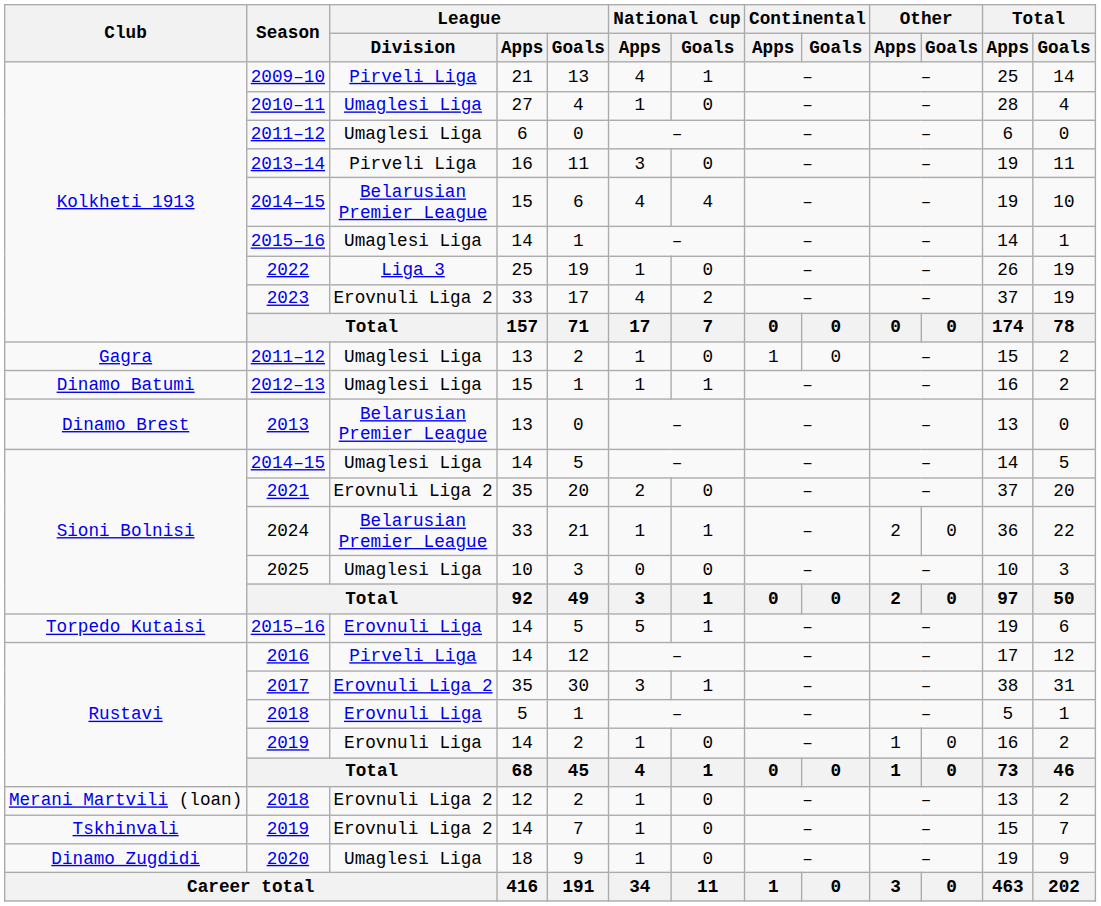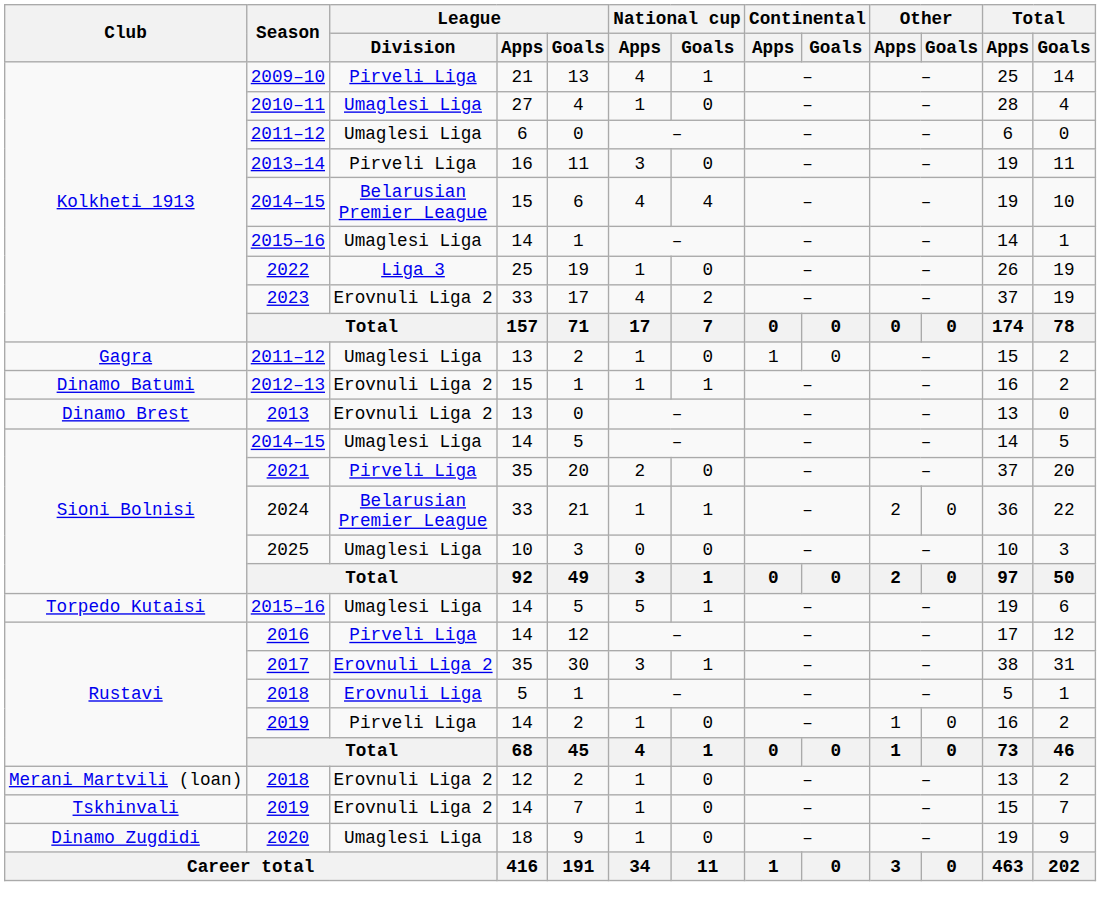(413, 385) Umaglesi Liga -> (413, 385) Erovnuli Liga 2
(413, 424) Belarusian Premier League -> (413, 414) Erovnuli Liga 2
(413, 492) Erovnuli Liga 2 -> (413, 472) Pirveli Liga
(413, 628) Erovnuli Liga -> (413, 607) Umaglesi Liga
(413, 743) Erovnuli Liga -> (413, 723) Pirveli Liga
